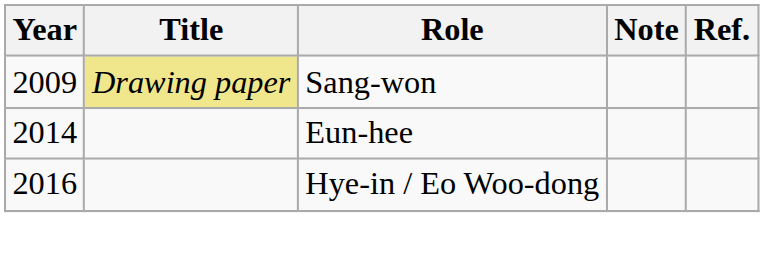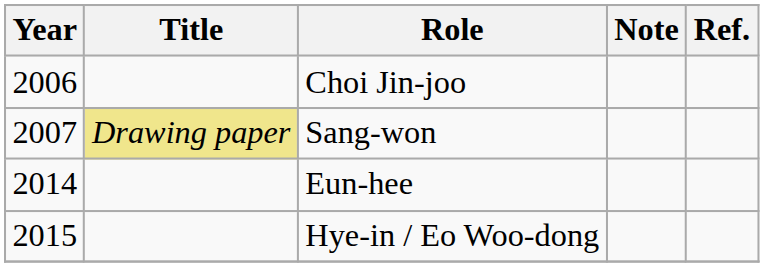+ row: (386, 81)
(45, 81) 2009 -> (45, 132) 2007
(45, 183) 2016 -> (45, 235) 2015
